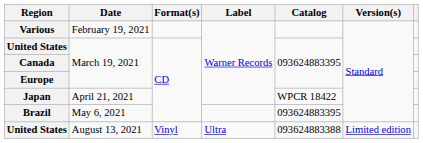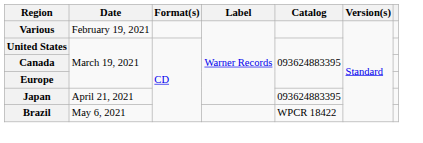(307, 96) WPCR 18422 -> (309, 96) 093624883395
(309, 113) 093624883395 -> (307, 113) WPCR 18422
- row: (37, 130)
